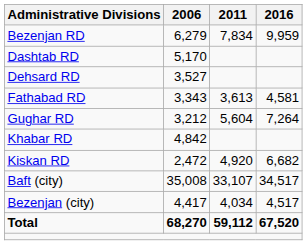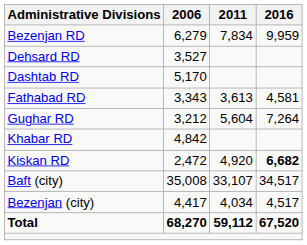rows swapped: (43, 56) <-> (44, 77)
(283, 160) normal -> (283, 160) bold
